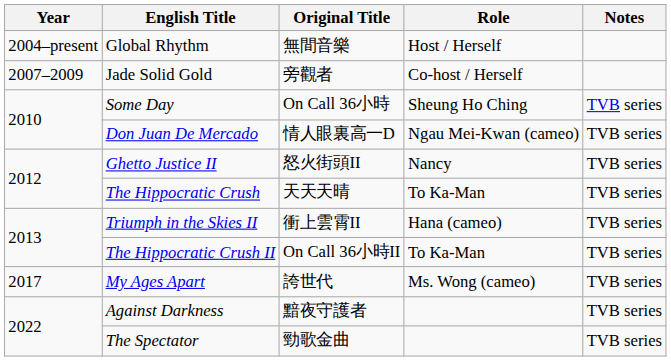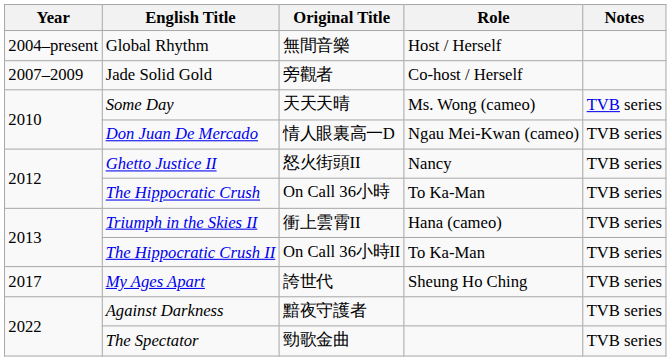(336, 104) On Call 36小時 -> (316, 104) 天天天晴
(468, 104) Sheung Ho Ching -> (472, 104) Ms. Wong (cameo)
(316, 192) 天天天晴 -> (336, 192) On Call 36小時
(472, 281) Ms. Wong (cameo) -> (468, 281) Sheung Ho Ching
